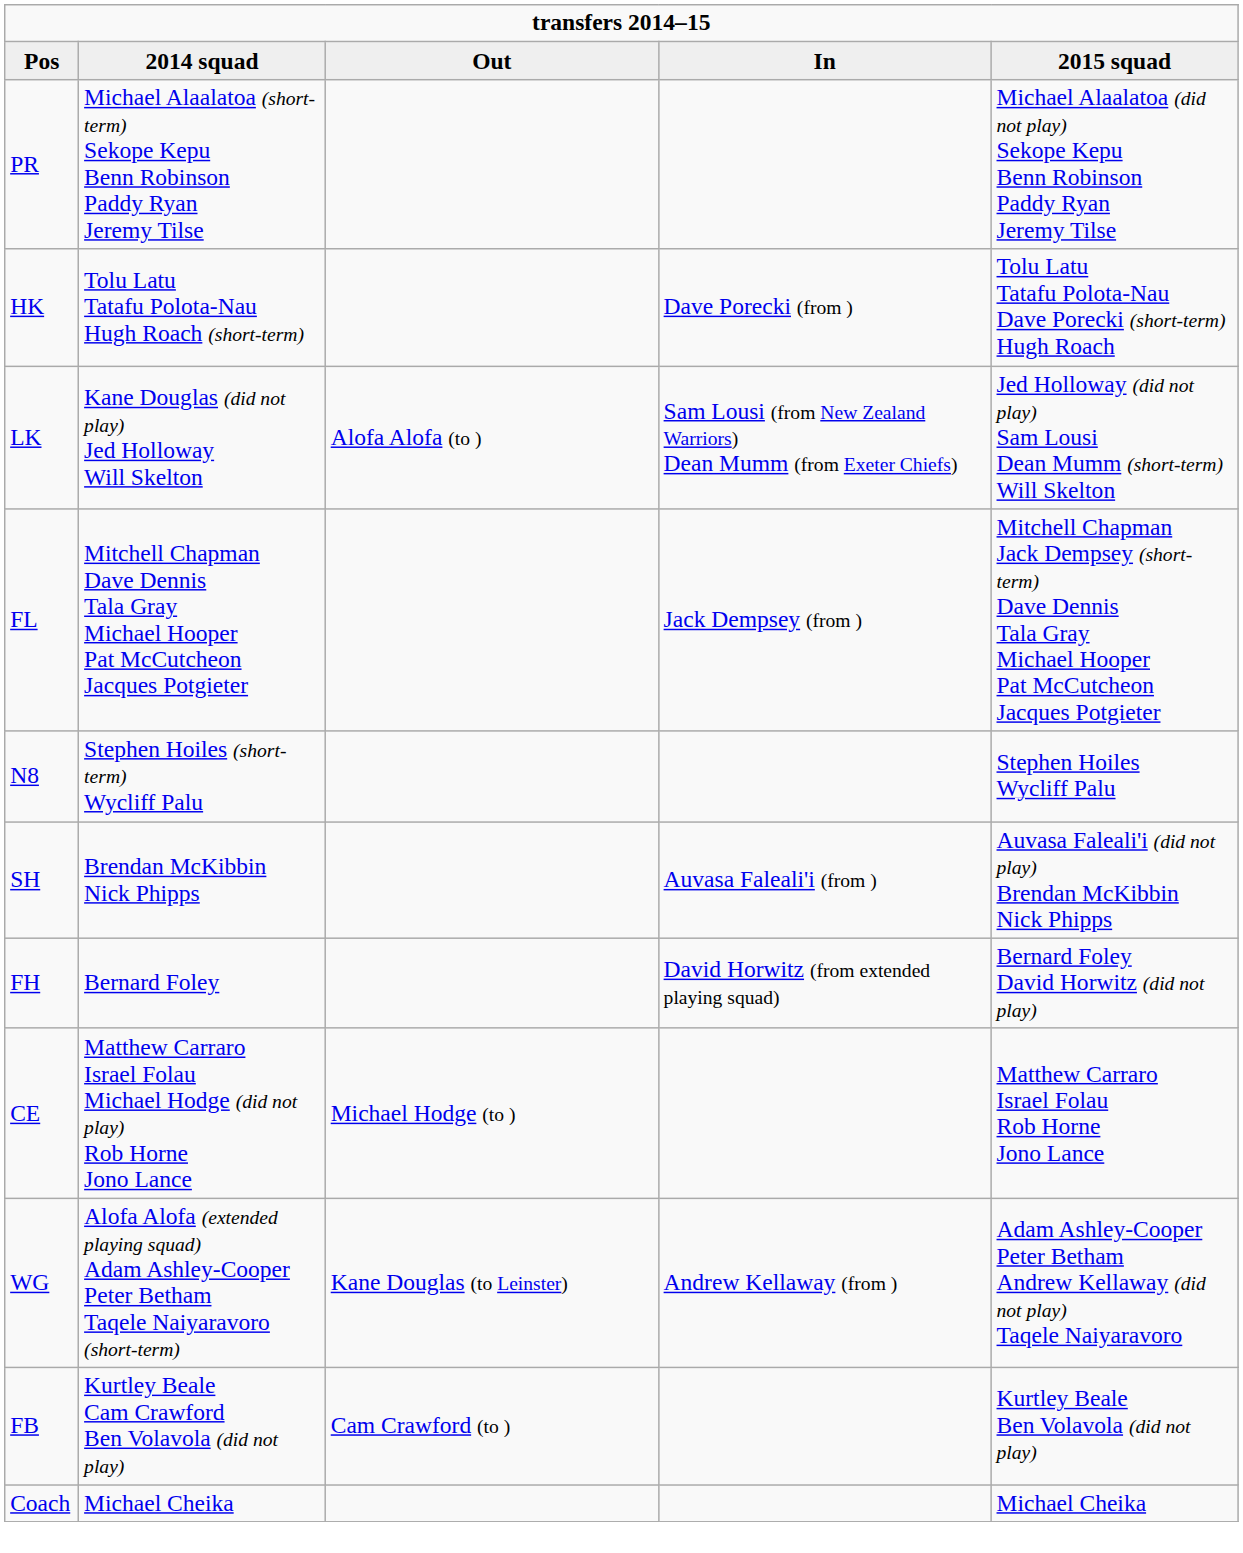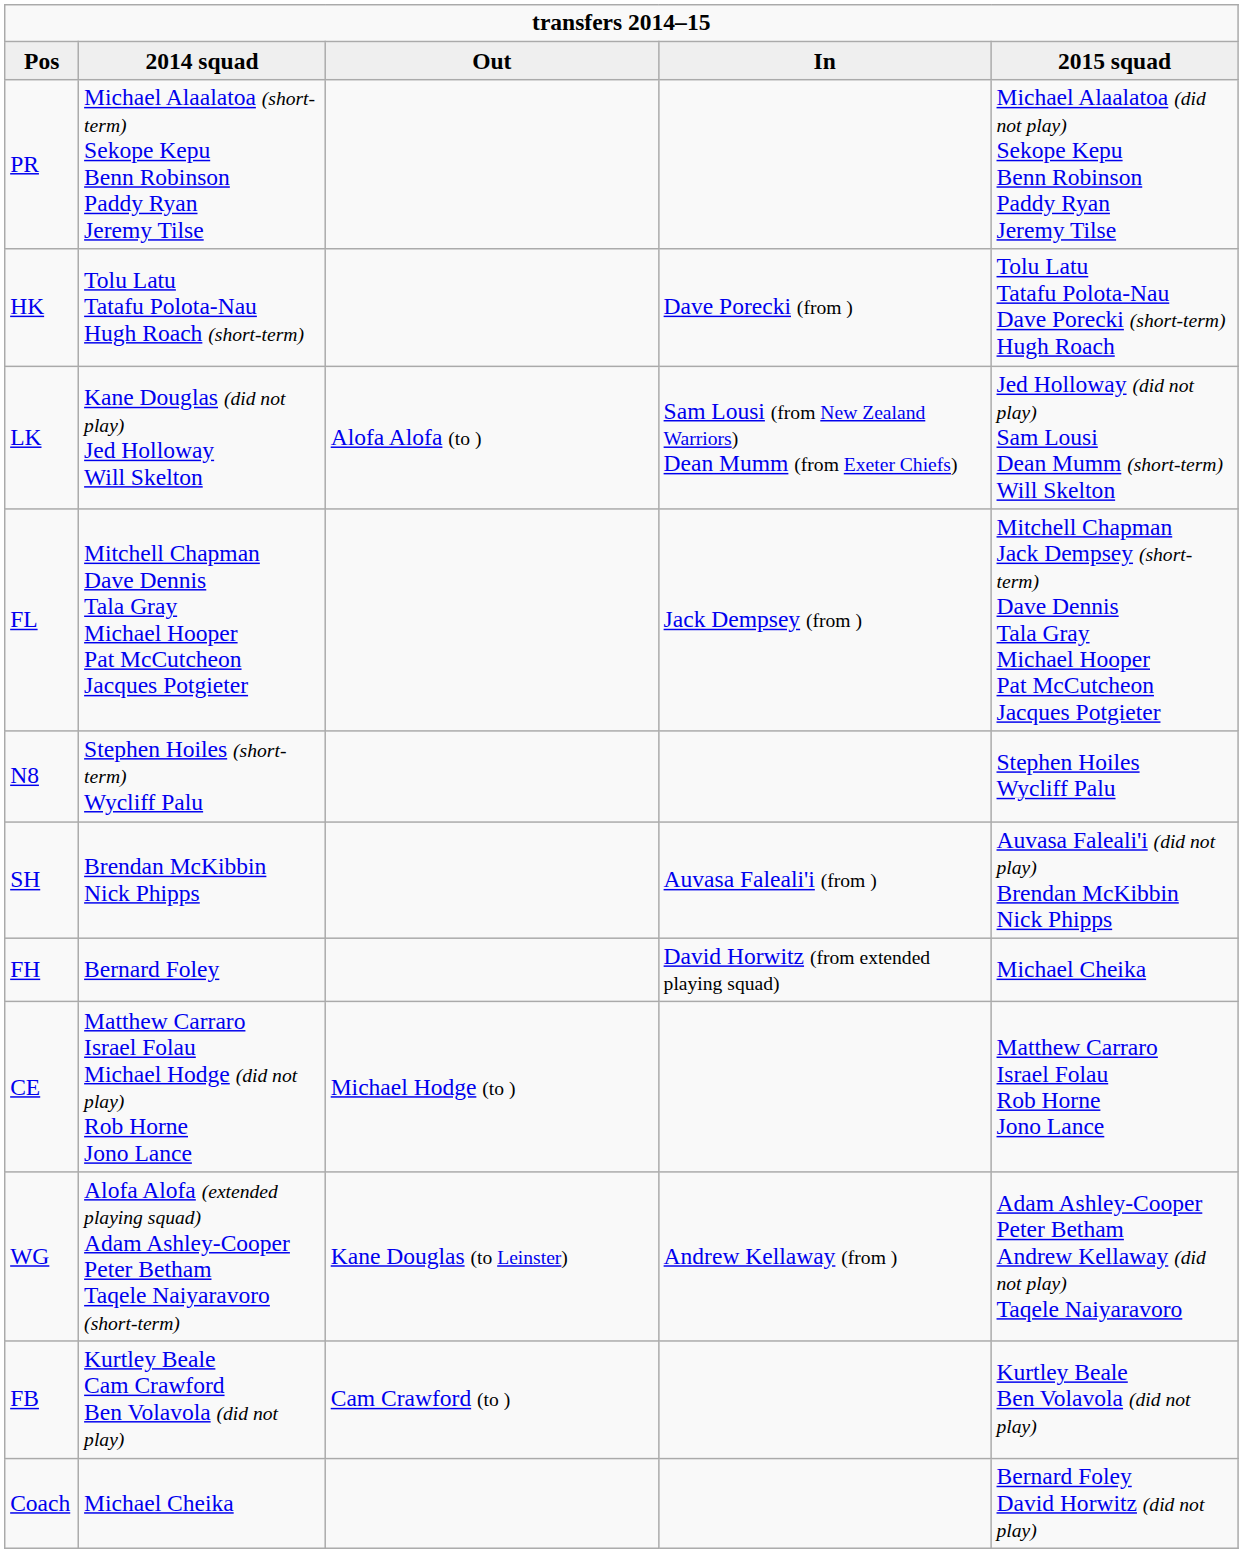(1100, 983) Bernard Foley David Horwitz (did not play) -> (1071, 969) Michael Cheika
(1071, 1502) Michael Cheika -> (1100, 1502) Bernard Foley David Horwitz (did not play)
